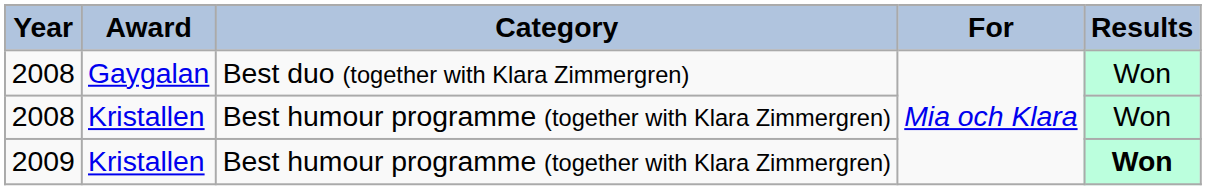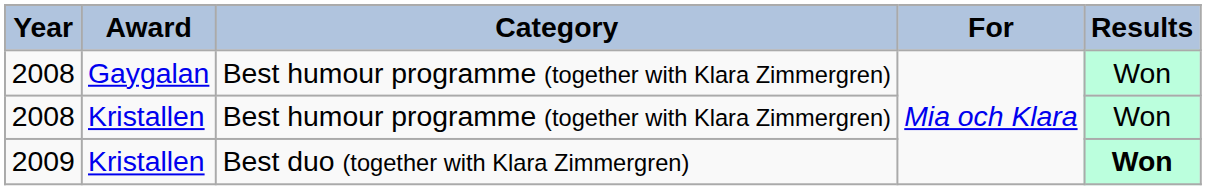(456, 73) Best duo (together with Klara Zimmergren) -> (557, 73) Best humour programme (together with Klara Zimmergren)
(557, 162) Best humour programme (together with Klara Zimmergren) -> (456, 162) Best duo (together with Klara Zimmergren)
